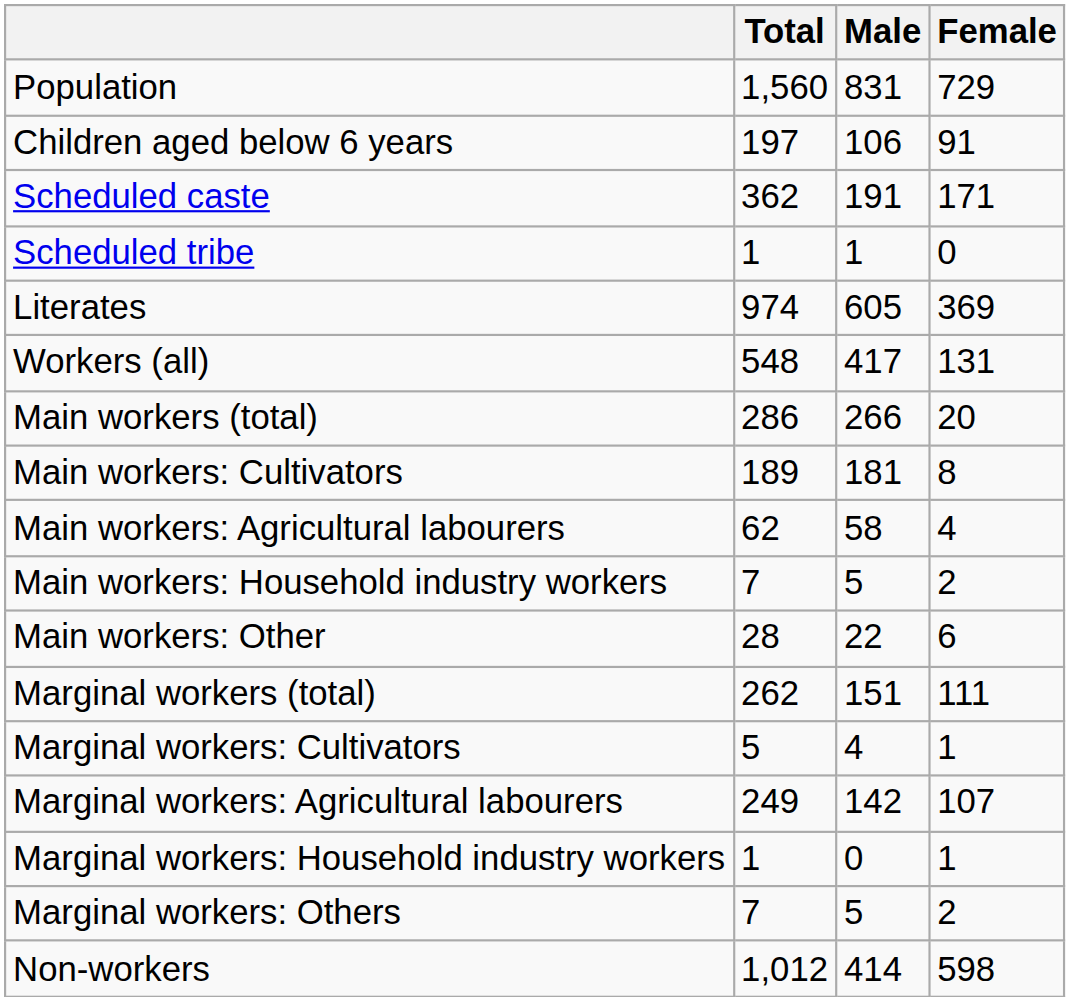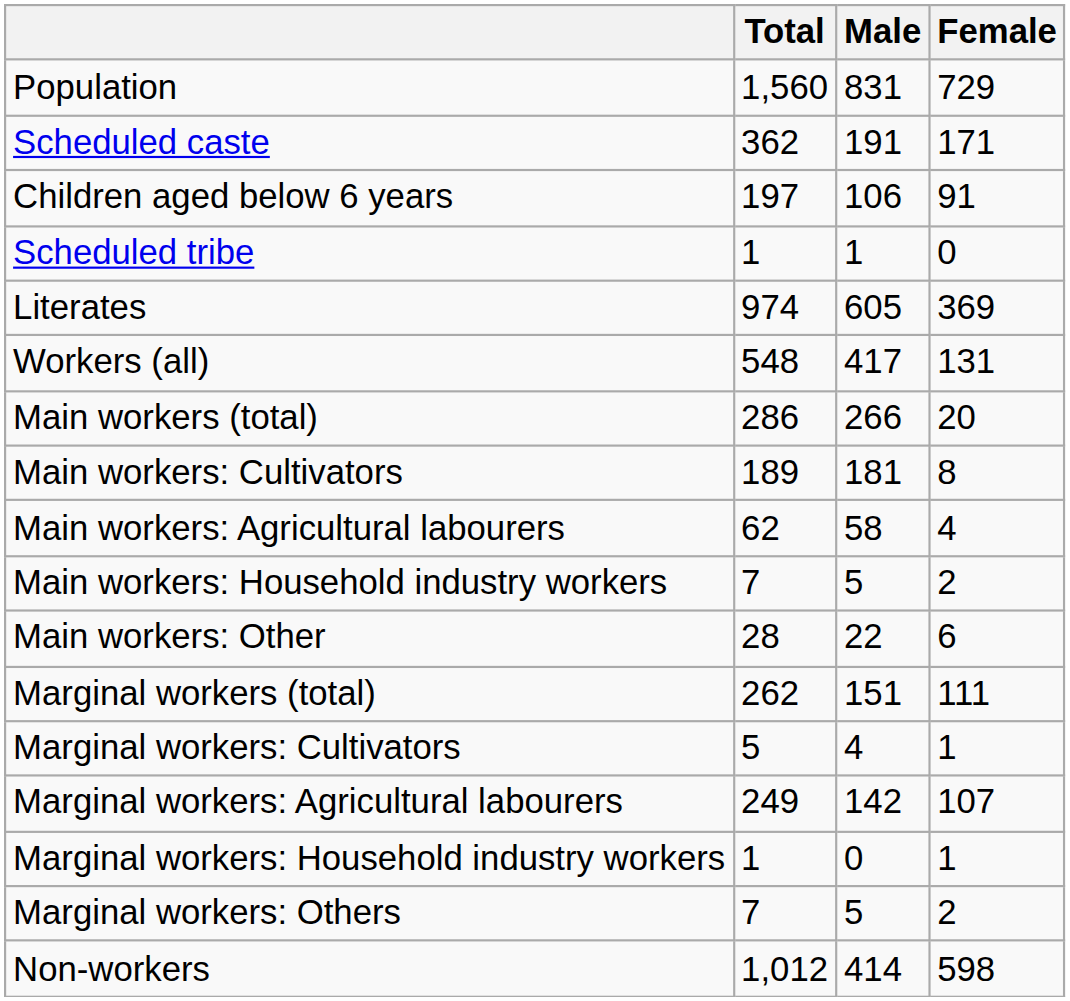rows swapped: (233, 142) <-> (141, 197)
